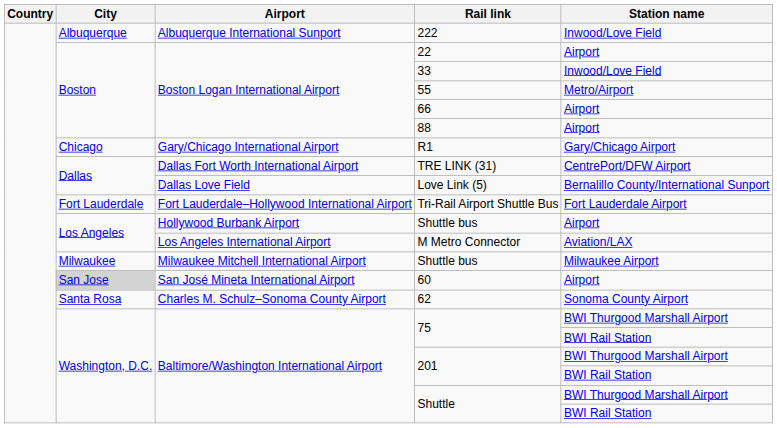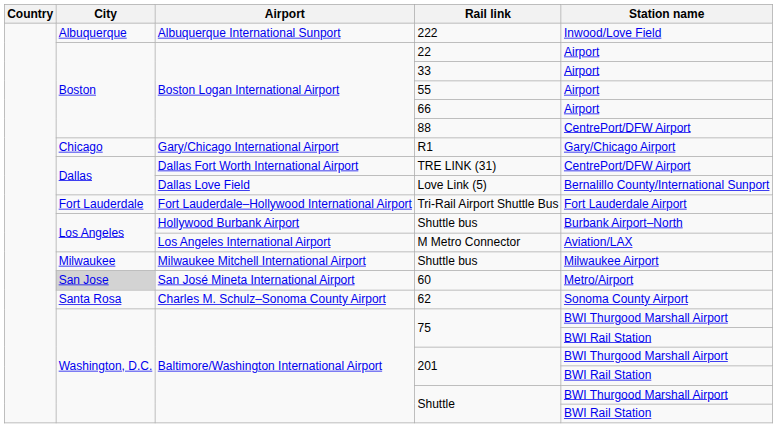(613, 71) Inwood/Love Field -> (582, 71) Airport
(599, 90) Metro/Airport -> (582, 90) Airport
(582, 128) Airport -> (627, 128) CentrePort/DFW Airport
(582, 223) Airport -> (623, 223) Burbank Airport–North
(582, 280) Airport -> (599, 280) Metro/Airport
